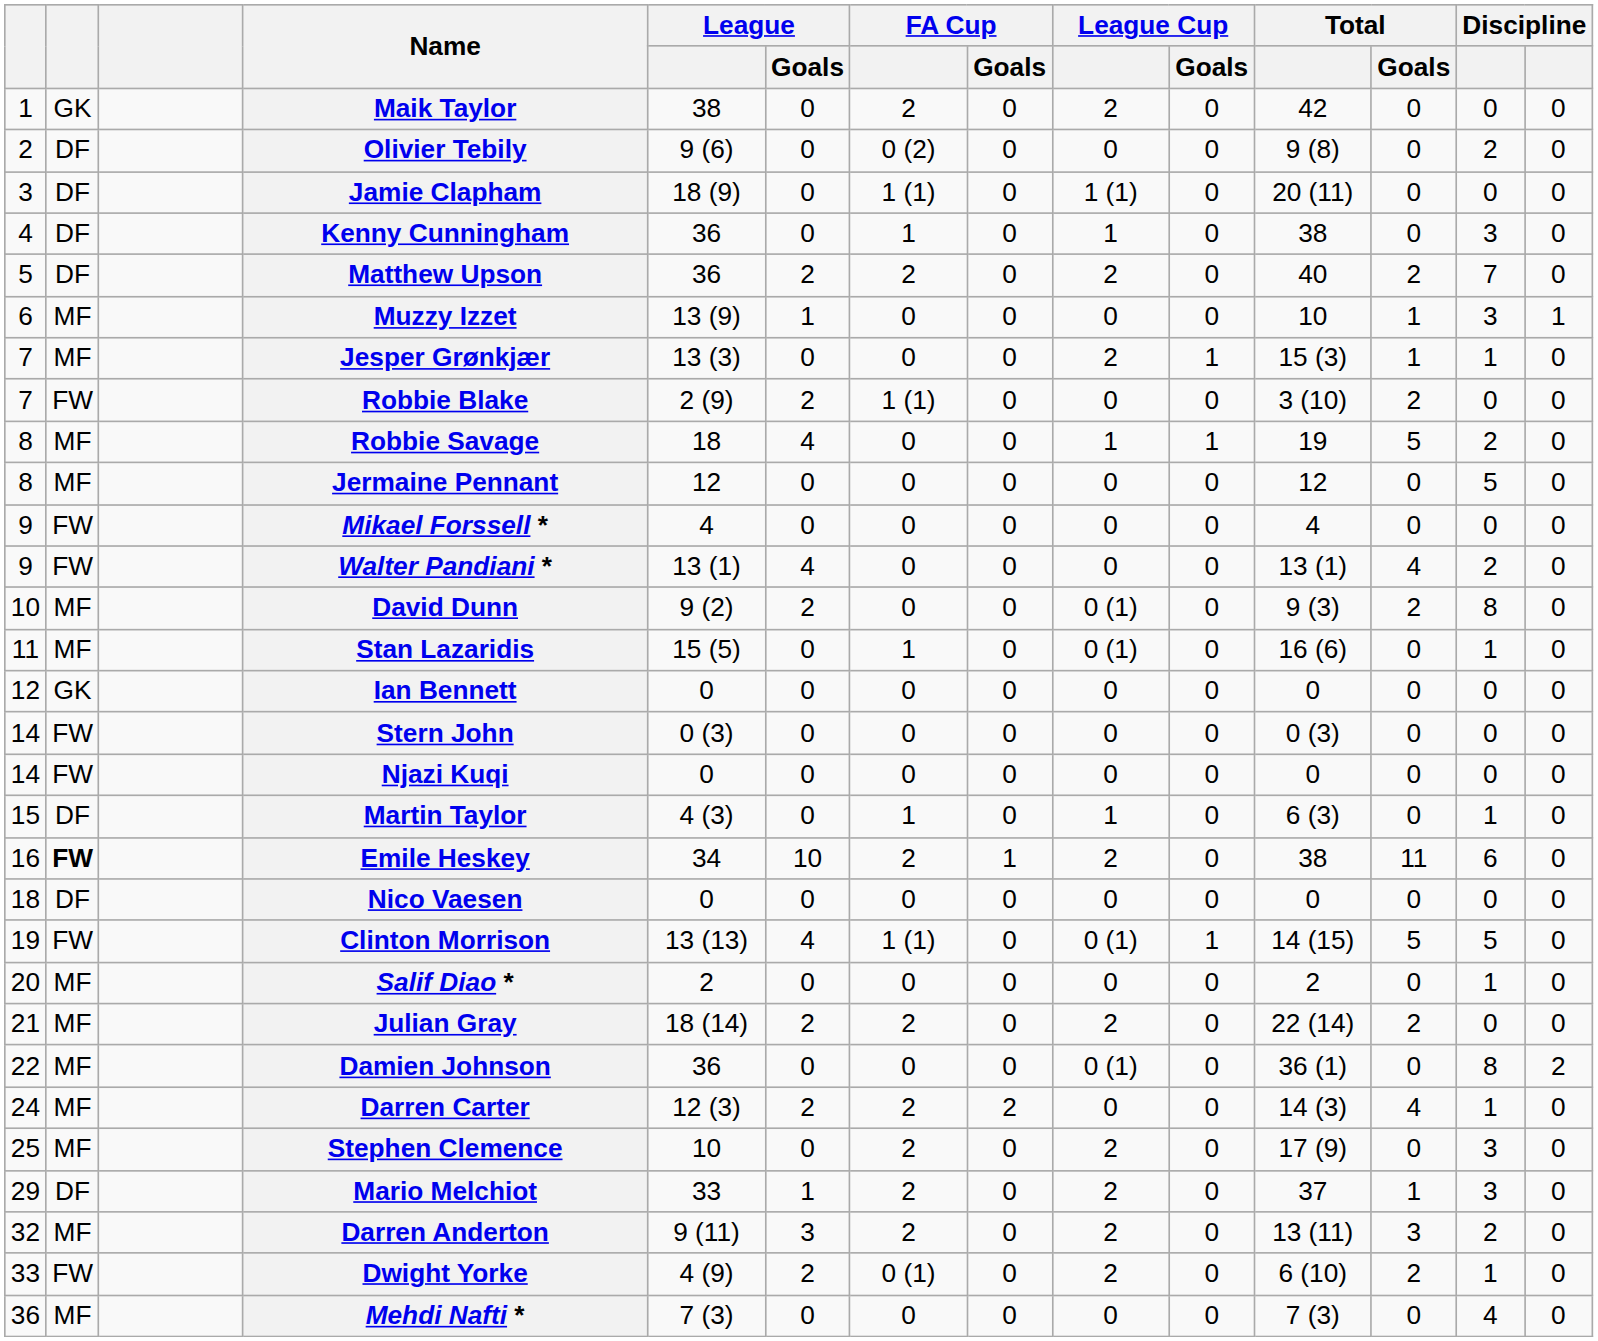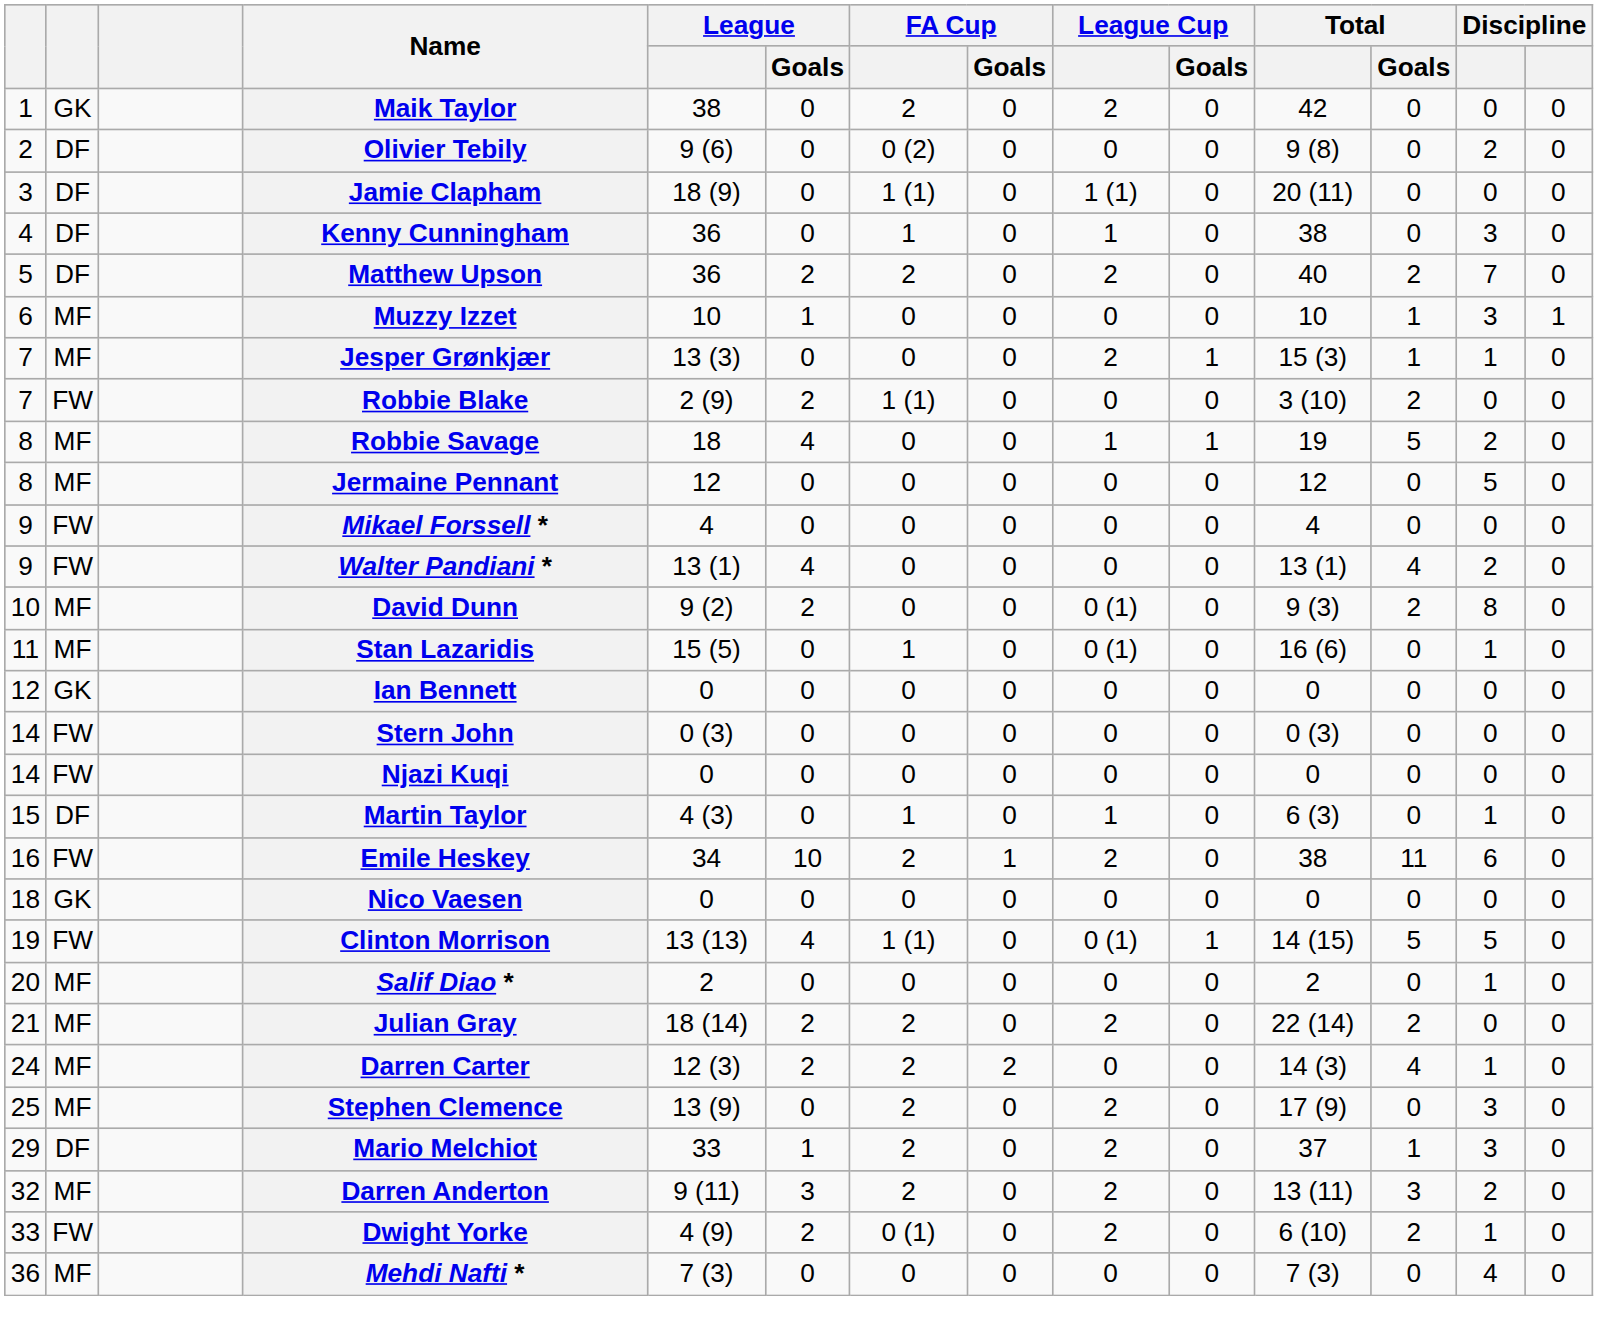(706, 316) 13 (9) -> (706, 316) 10
(73, 857) bold -> (73, 857) normal
(73, 899) DF -> (73, 899) GK
- row: (445, 1065)
(706, 1148) 10 -> (706, 1107) 13 (9)
